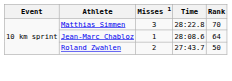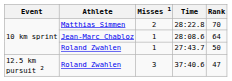(154, 24) 3 -> (154, 24) 2
(154, 48) 2 -> (154, 48) 1
+ row: (190, 65)
